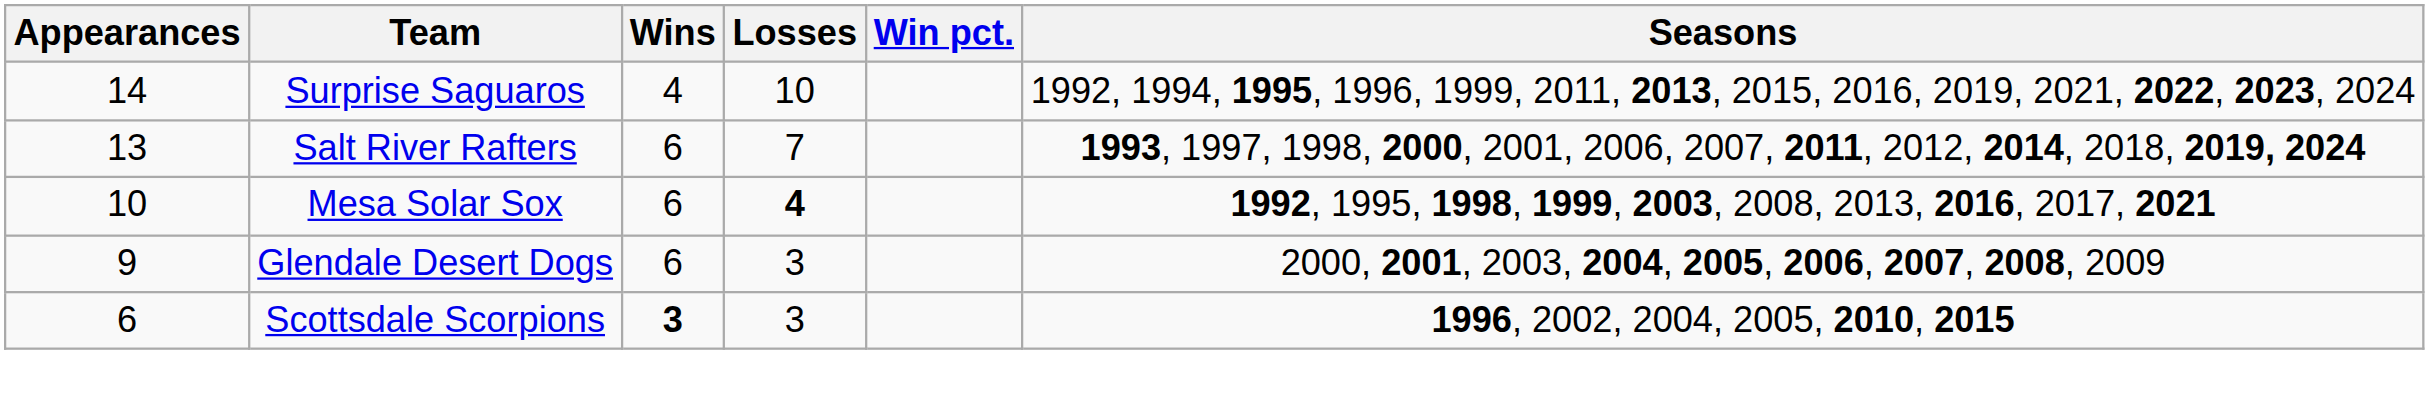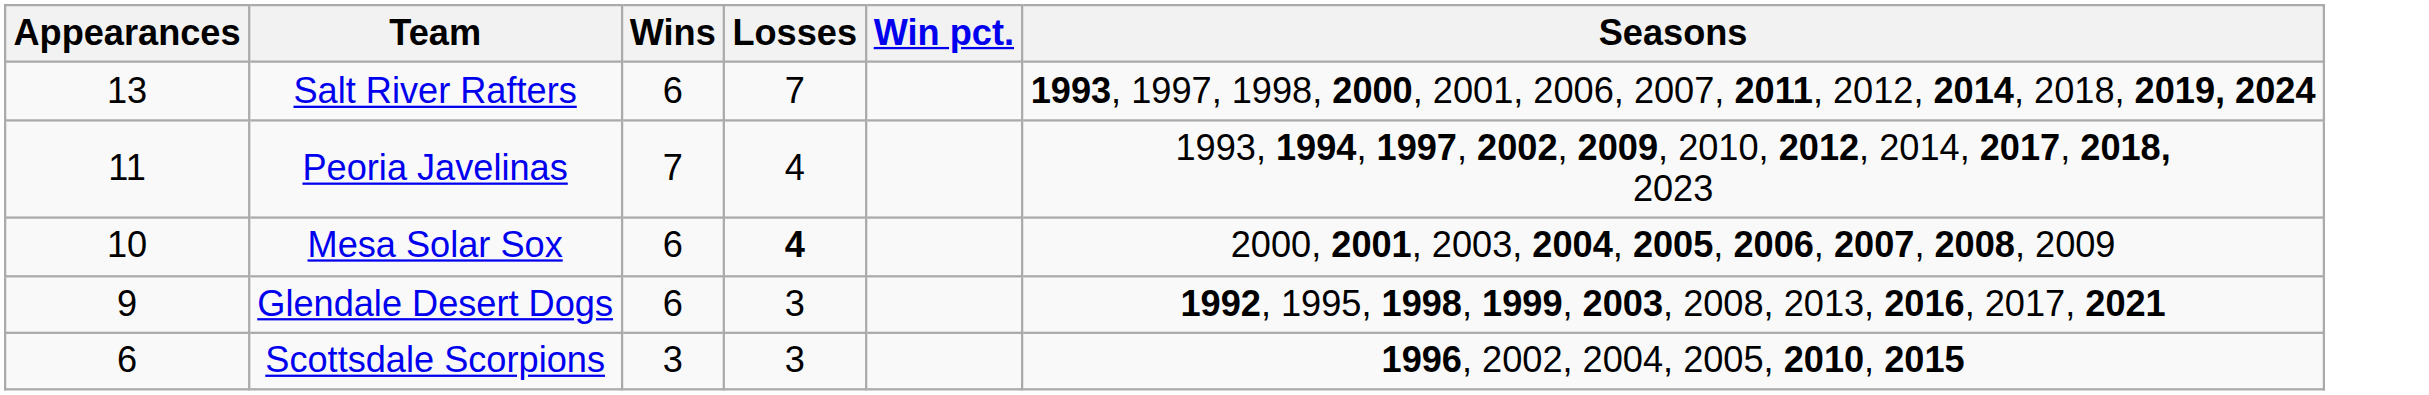- row: (435, 90)
+ row: (435, 168)
(1723, 205) 1992, 1995, 1998, 1999, 2003, 2008, 2013, 2016, 2017, 2021 -> (1673, 245) 2000, 2001, 2003, 2004, 2005, 2006, 2007, 2008, 2009
(1723, 262) 2000, 2001, 2003, 2004, 2005, 2006, 2007, 2008, 2009 -> (1673, 303) 1992, 1995, 1998, 1999, 2003, 2008, 2013, 2016, 2017, 2021
(673, 319) bold -> (673, 360) normal
